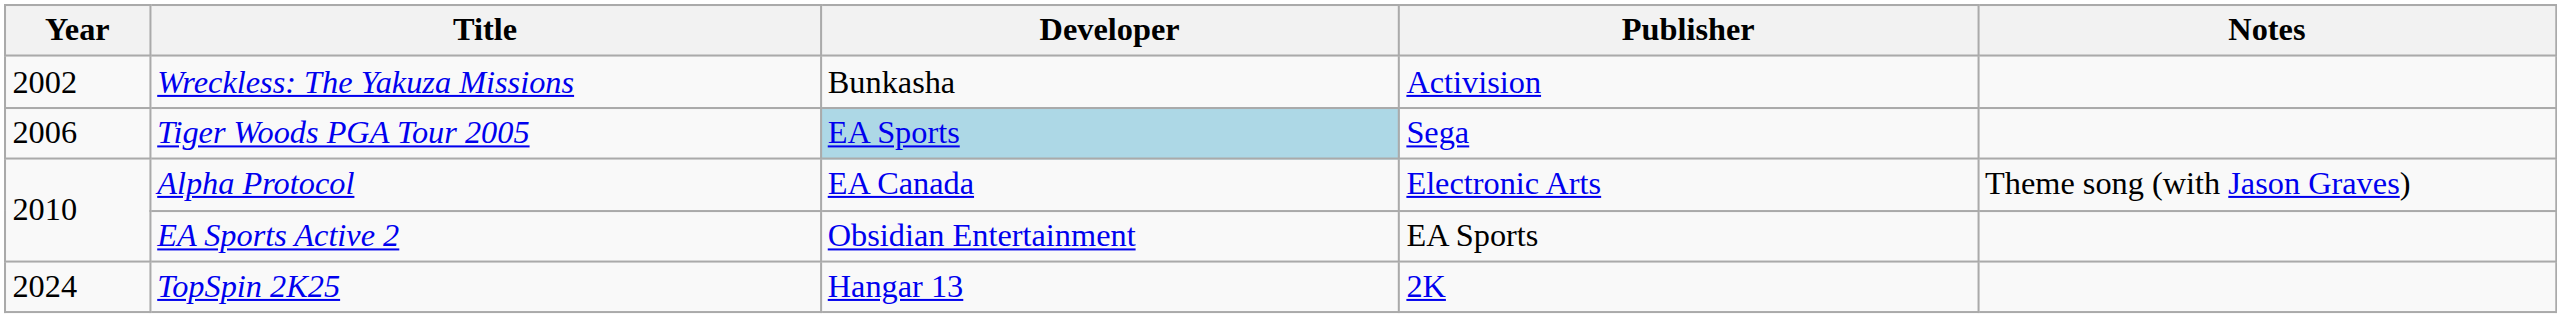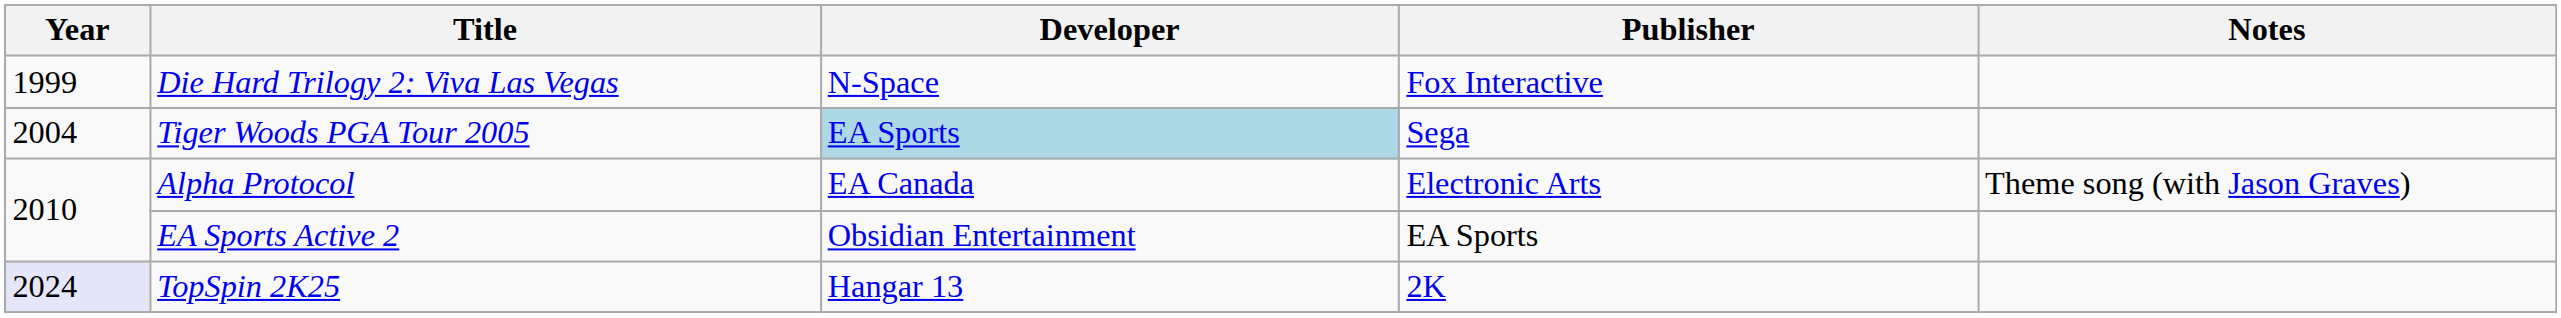+ row: (388, 81)
- row: (366, 81)
(45, 132) 2006 -> (45, 132) 2004
(45, 286) no background -> (45, 286) lavender background
